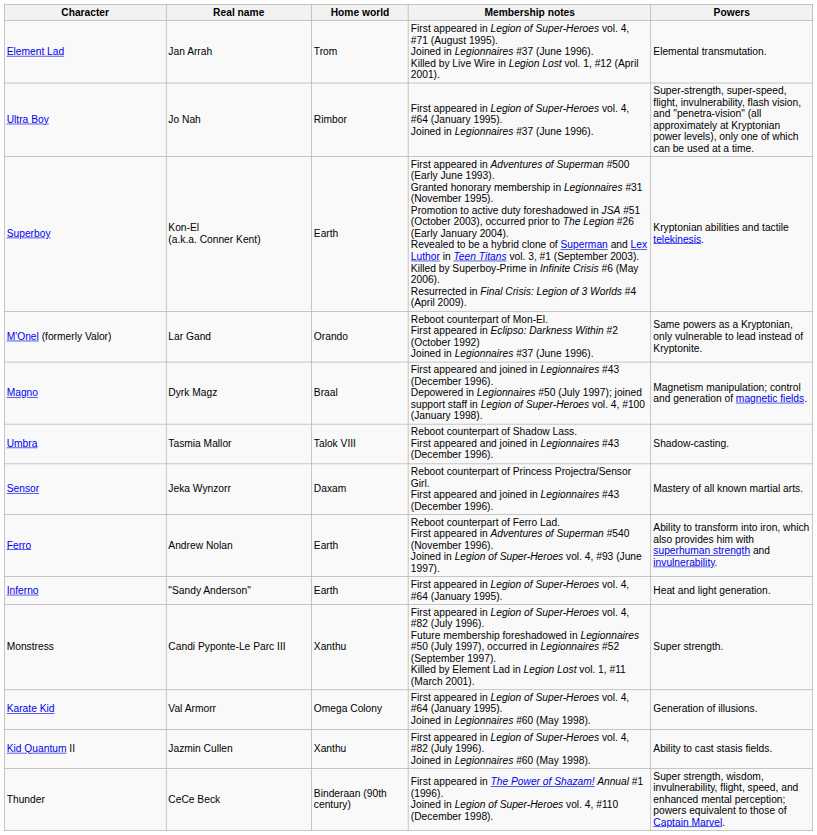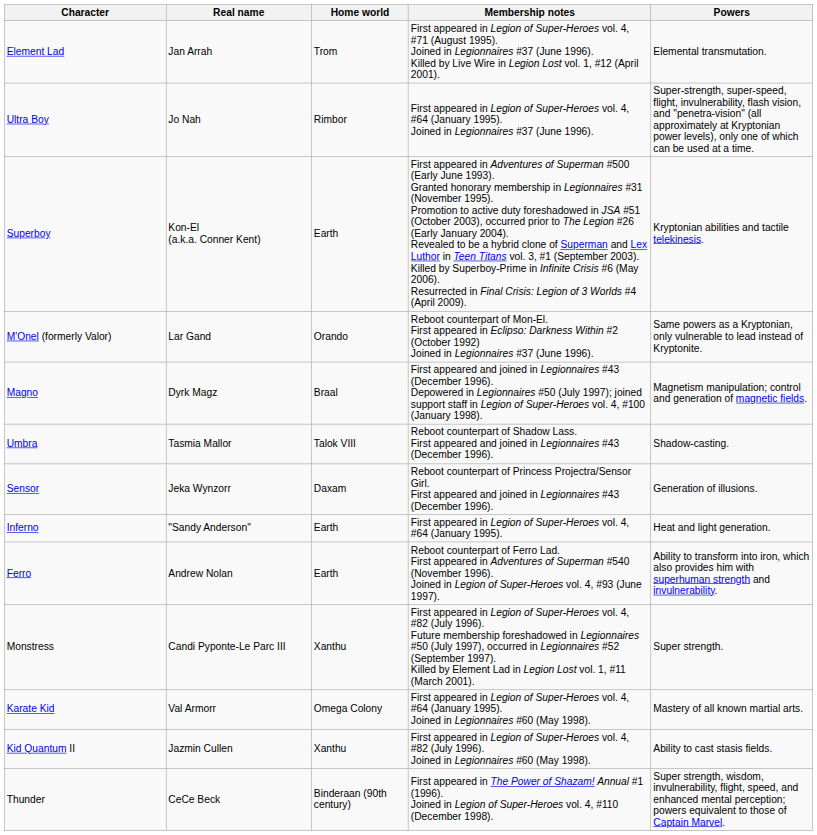(728, 489) Mastery of all known martial arts. -> (705, 489) Generation of illusions.
rows swapped: (19, 545) <-> (23, 590)
(705, 709) Generation of illusions. -> (728, 709) Mastery of all known martial arts.
